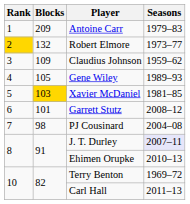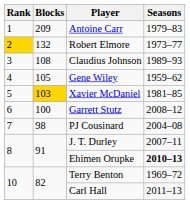(43, 61) 109 -> (43, 61) 108
(164, 61) 1959–62 -> (164, 61) 1989–93
(164, 77) 1989–93 -> (164, 77) 1959–62
(43, 110) 101 -> (43, 110) 100
(164, 142) lavender background -> (164, 142) no background
(164, 158) normal -> (164, 158) bold
